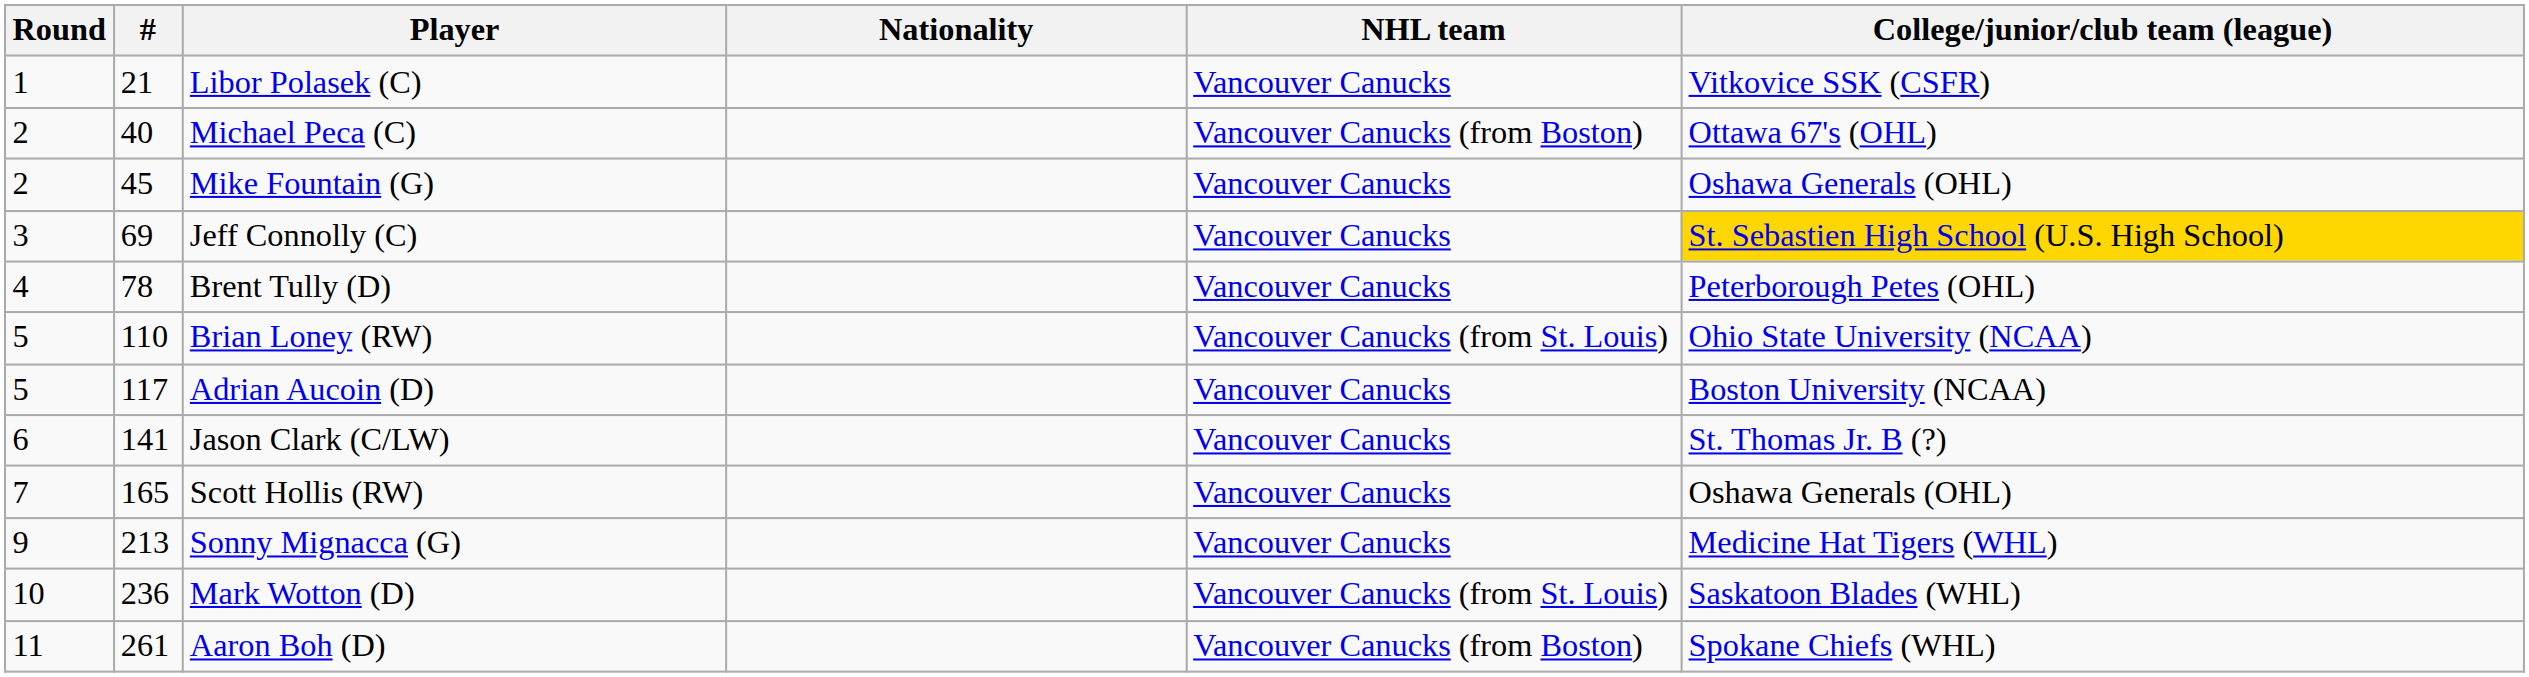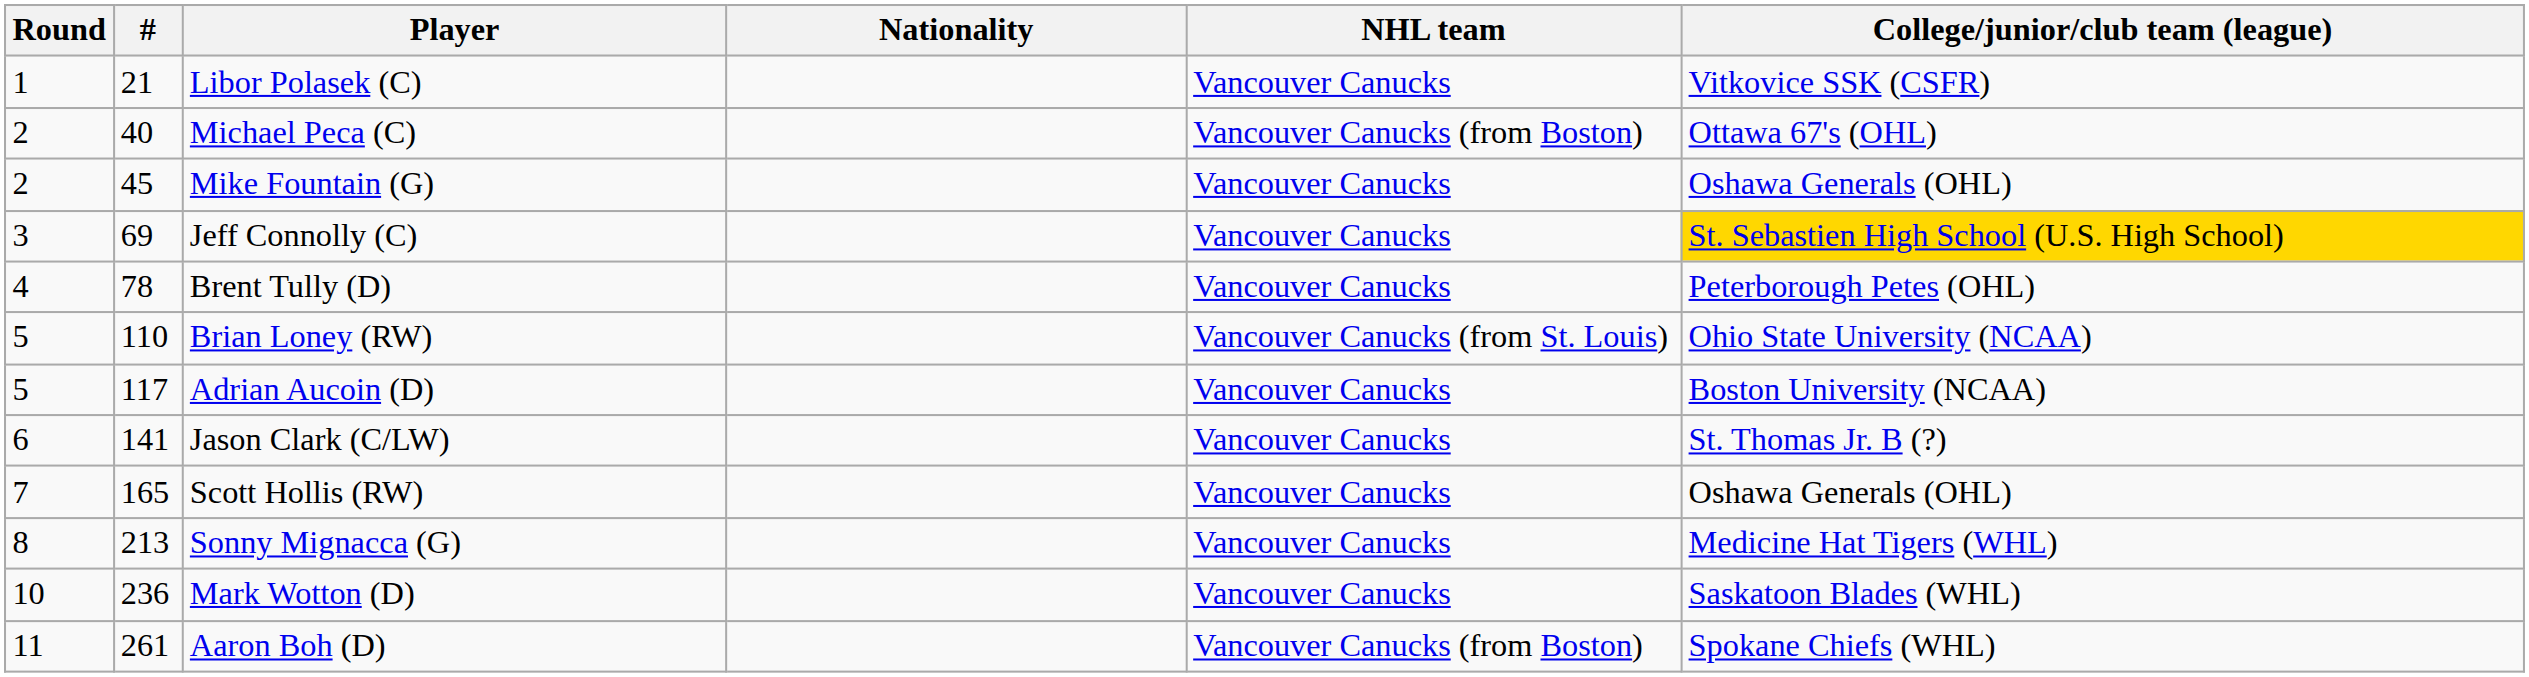(21, 542) 9 -> (21, 542) 8
(1431, 593) Vancouver Canucks (from St. Louis) -> (1322, 593) Vancouver Canucks
